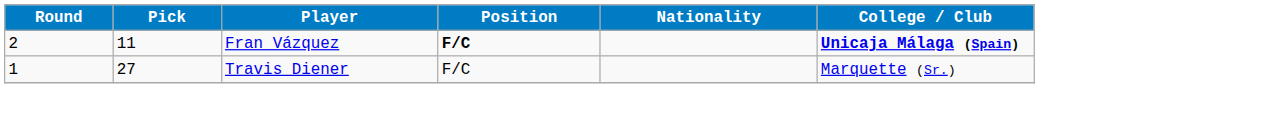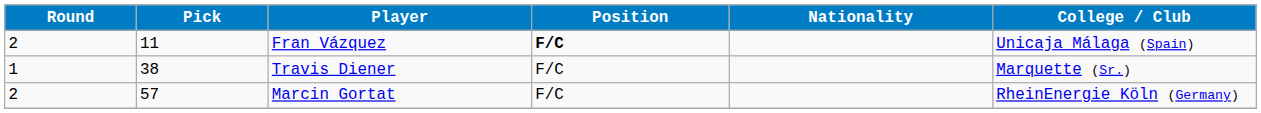(920, 43) bold -> (1095, 43) normal
(126, 69) 27 -> (150, 69) 38
+ row: (334, 95)
